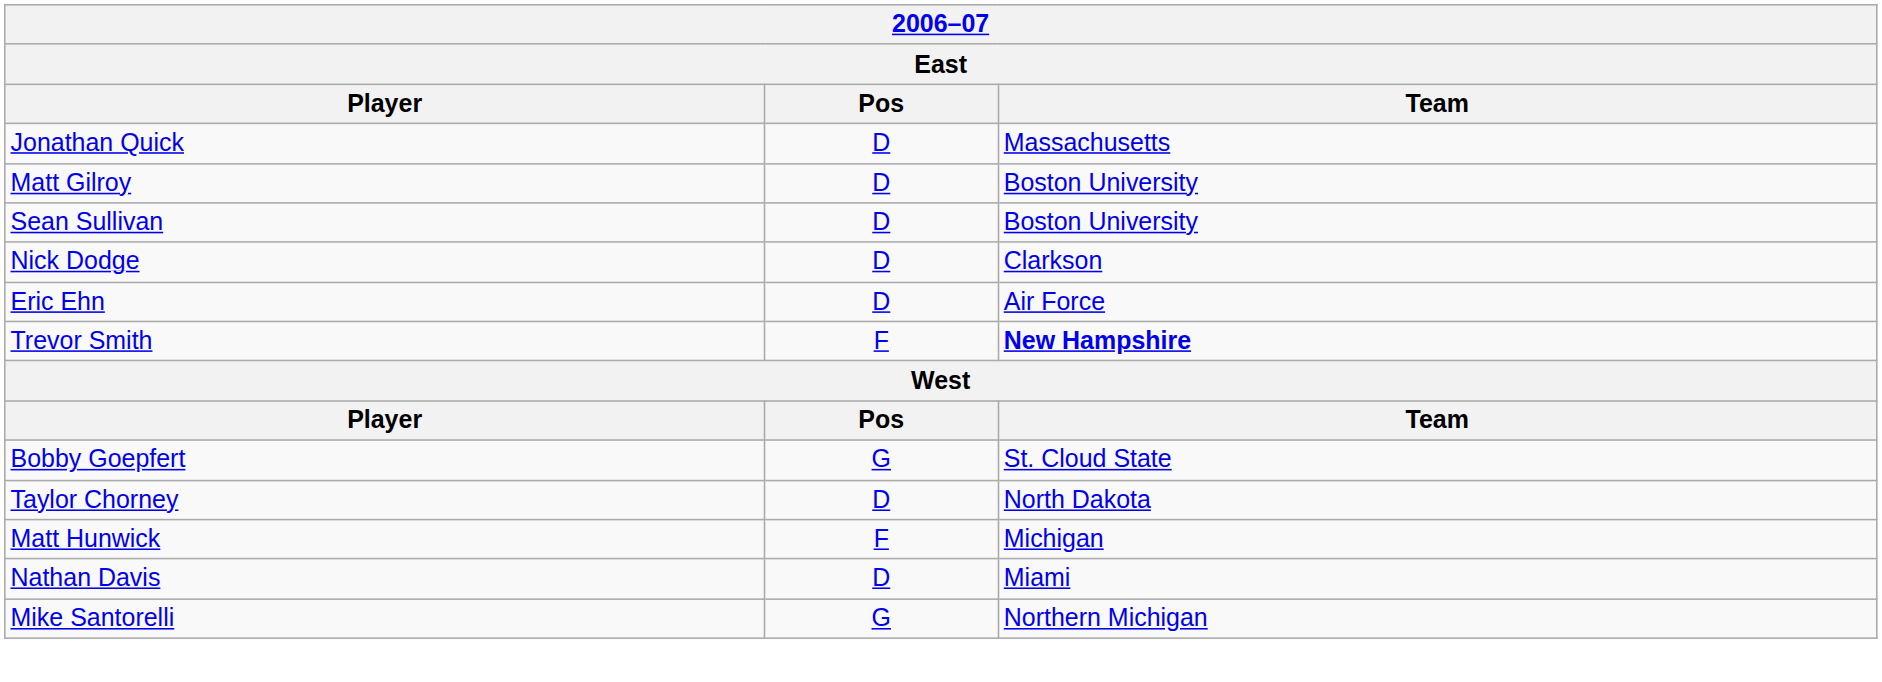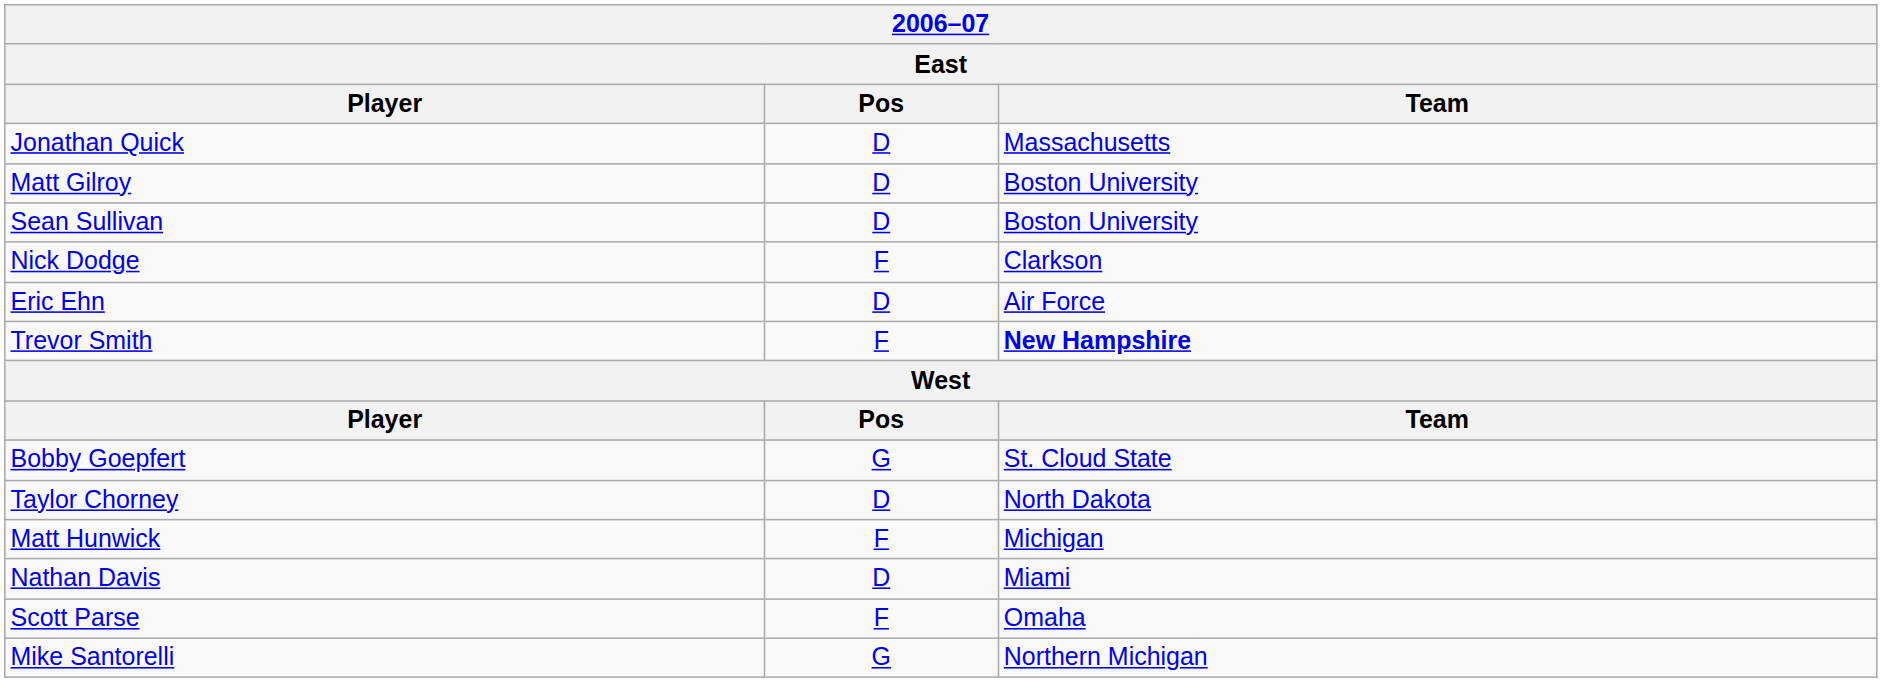(881, 261) D -> (881, 261) F
+ row: (75, 618)
